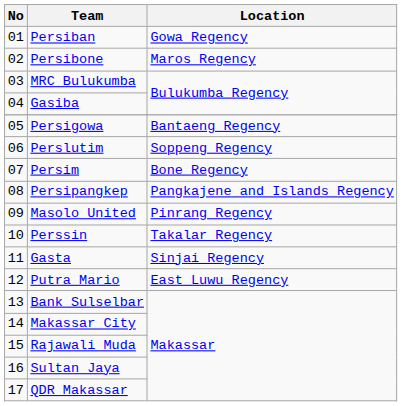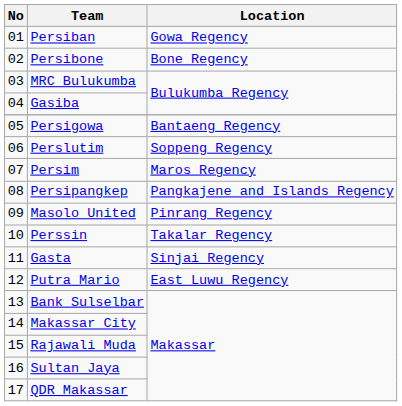(203, 60) Maros Regency -> (199, 60) Bone Regency
(199, 170) Bone Regency -> (203, 170) Maros Regency
